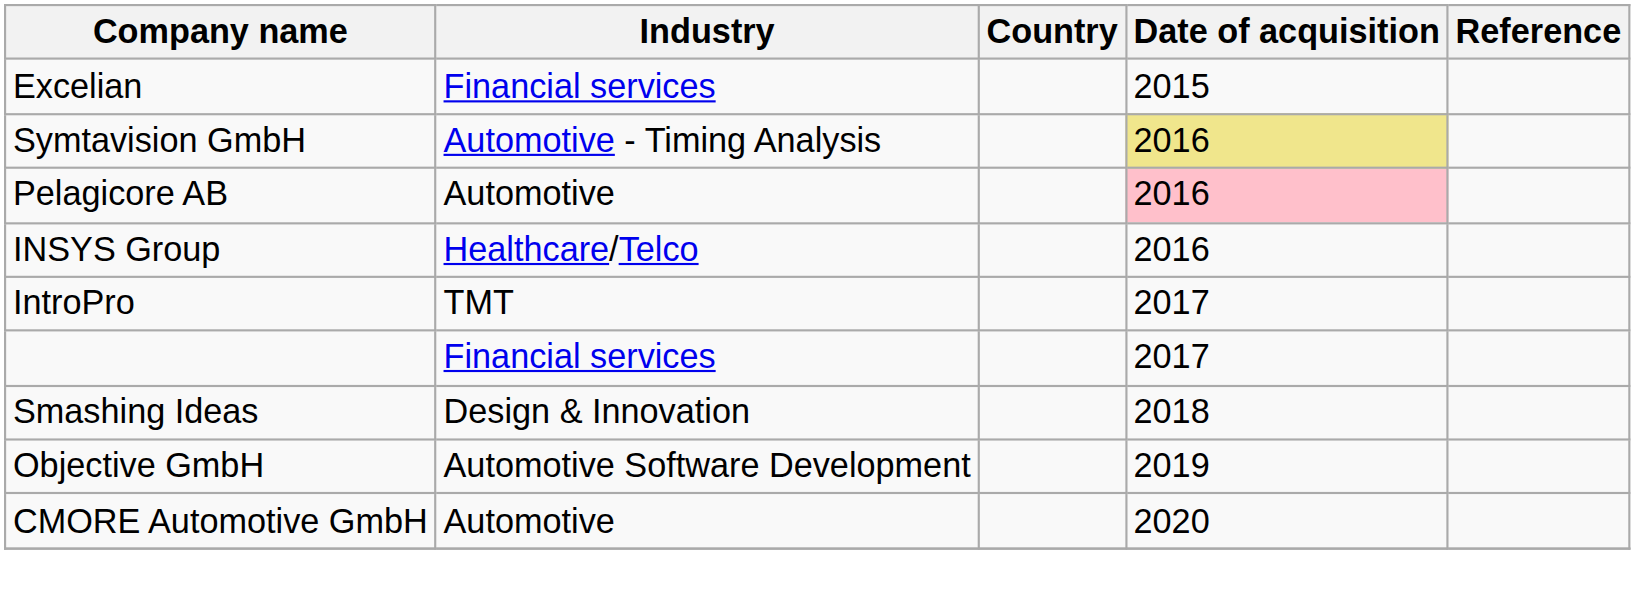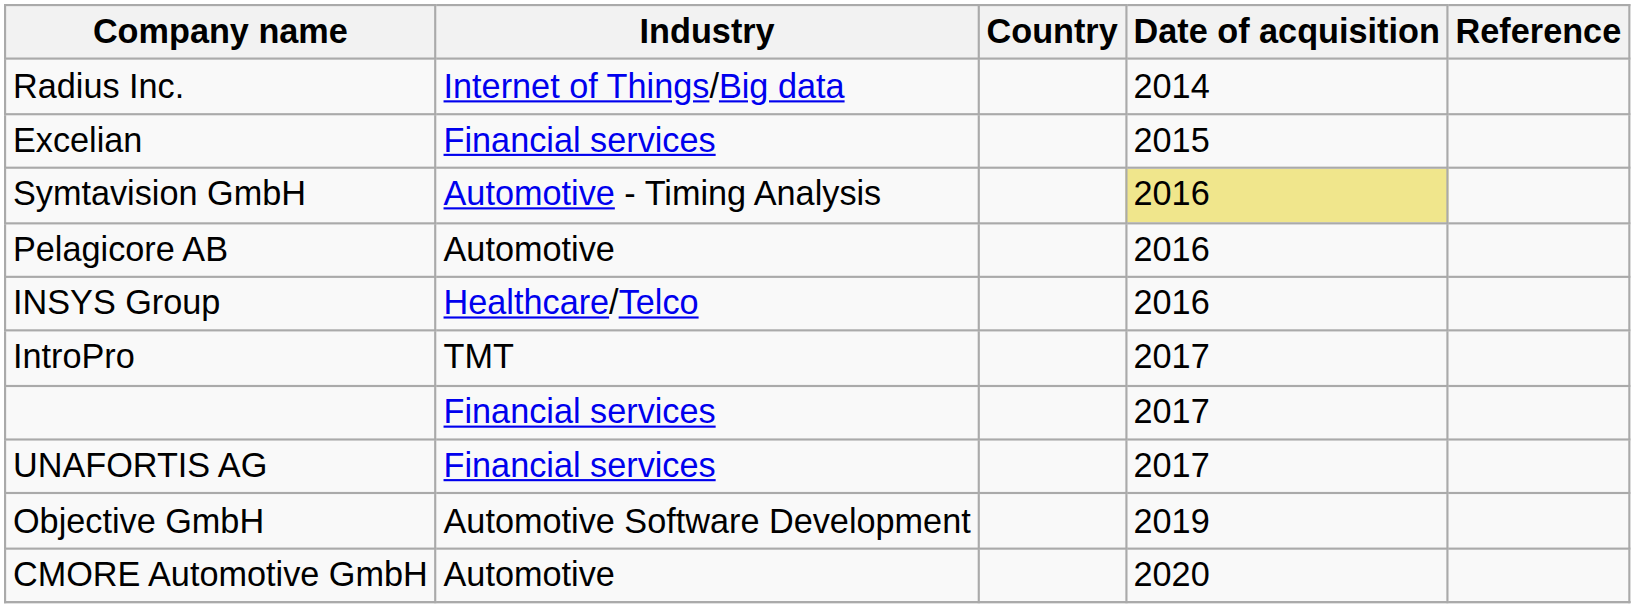+ row: (99, 85)
(1172, 194) pink background -> (1172, 248) no background
+ row: (140, 466)
- row: (136, 411)
